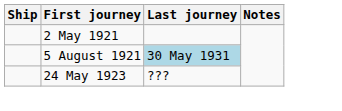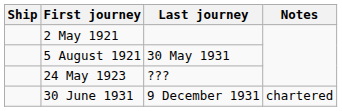(188, 55) lightblue background -> (188, 55) no background
+ row: (89, 96)
